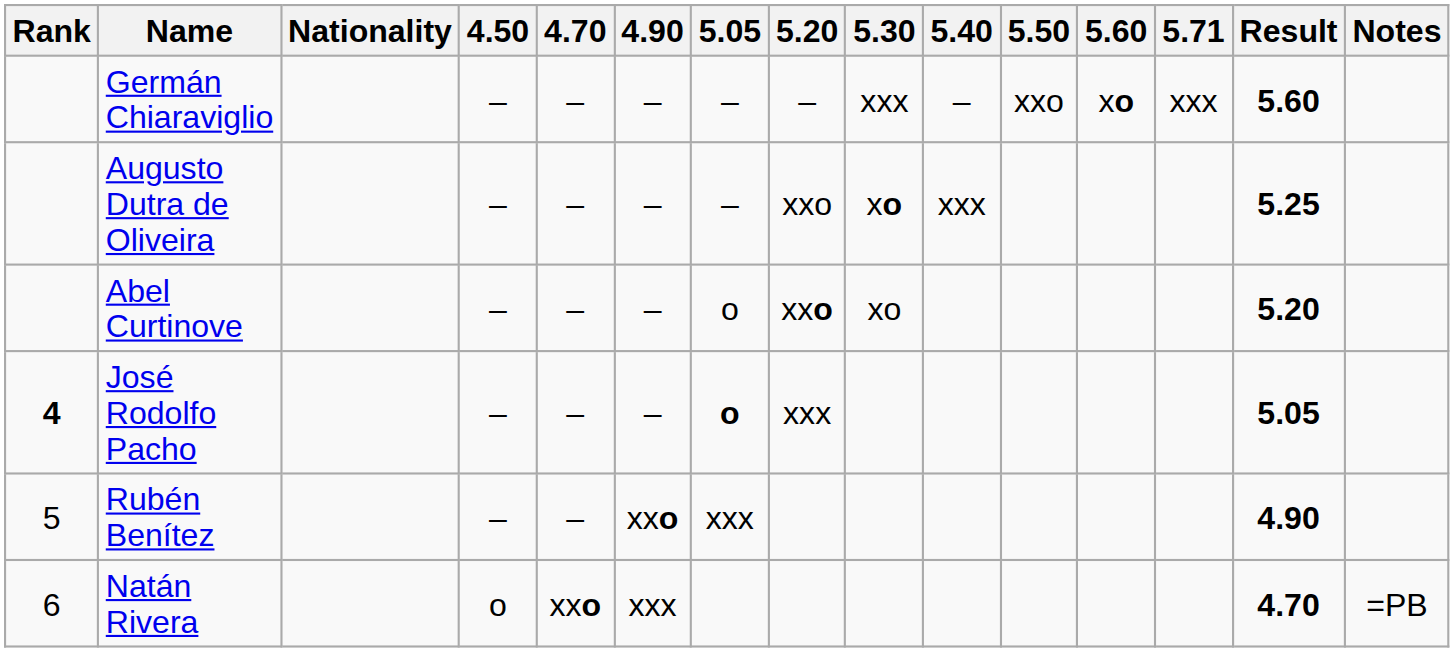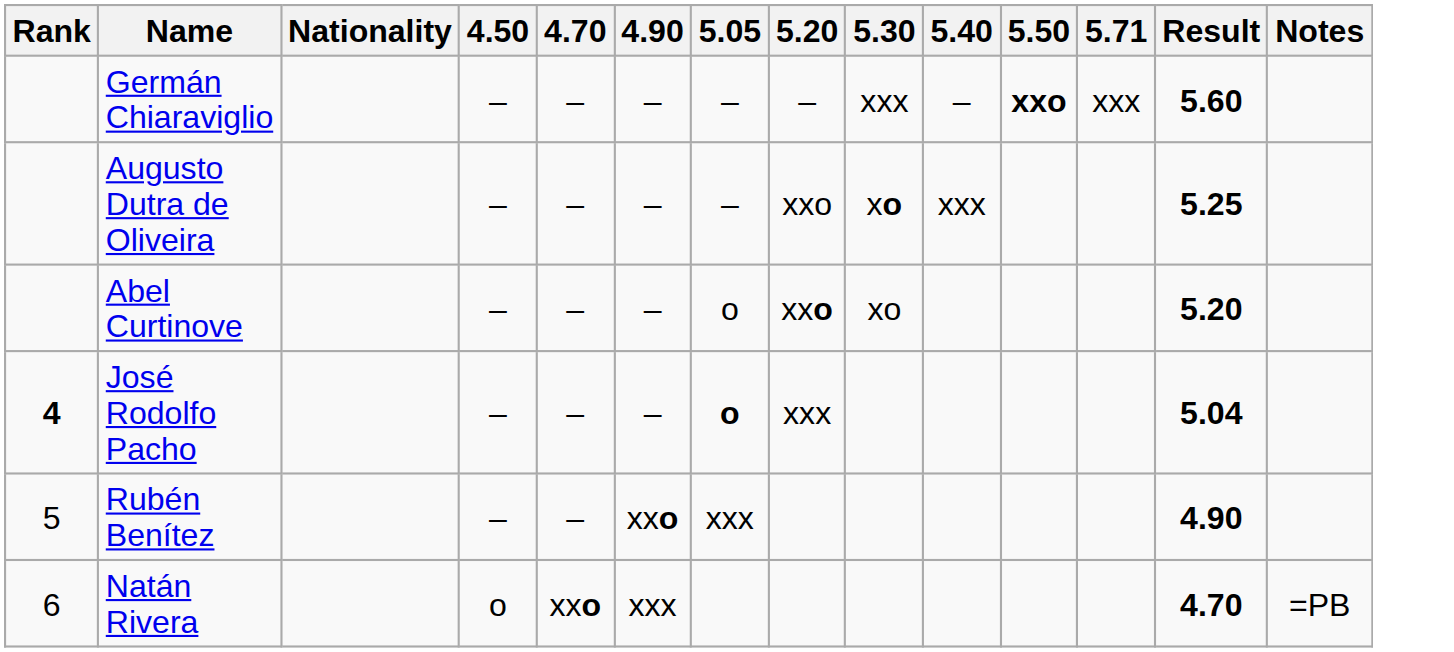- column: (1116, 31)
(1039, 99) normal -> (1039, 99) bold
(1289, 413) 5.05 -> (1211, 413) 5.04
